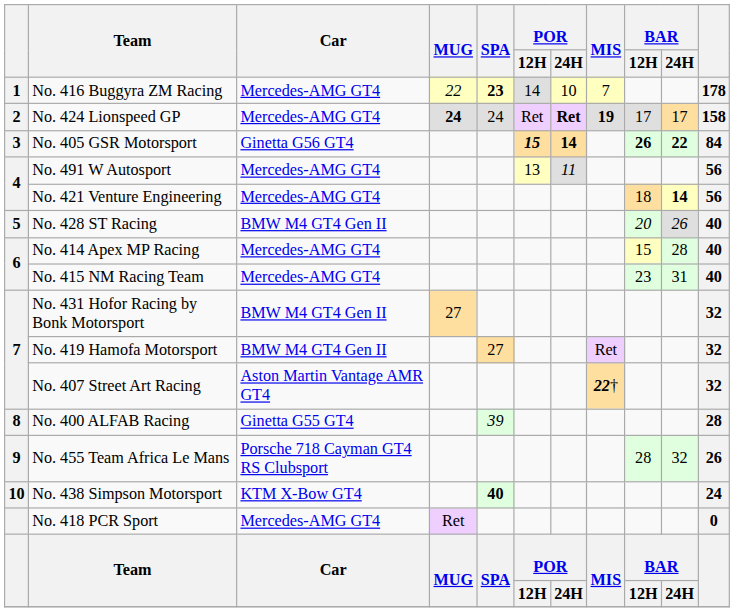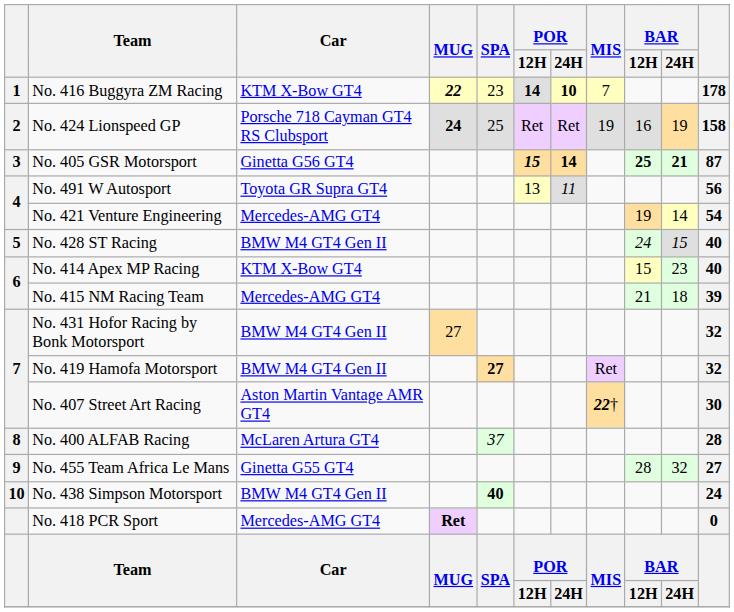(310, 89) Mercedes-AMG GT4 -> (301, 89) KTM X-Bow GT4
(453, 89) normal -> (453, 89) bold
(495, 89) bold -> (495, 89) normal
(532, 89) normal -> (532, 89) bold
(569, 89) normal -> (569, 89) bold
(310, 116) Mercedes-AMG GT4 -> (326, 126) Porsche 718 Cayman GT4 RS Clubsport
(495, 116) 24 -> (495, 126) 25
(569, 116) bold -> (569, 126) normal
(606, 116) bold -> (606, 126) normal
(643, 116) 17 -> (643, 126) 16
(680, 116) 17 -> (680, 126) 19
(643, 143) 26 -> (643, 162) 25
(680, 143) 22 -> (680, 162) 21
(714, 143) 84 -> (714, 162) 87
(310, 169) Mercedes-AMG GT4 -> (314, 189) Toyota GR Supra GT4
(643, 196) 18 -> (643, 215) 19
(680, 196) bold -> (680, 215) normal
(714, 196) 56 -> (714, 215) 54
(643, 223) 20 -> (643, 242) 24
(680, 223) 26 -> (680, 242) 15
(310, 250) Mercedes-AMG GT4 -> (301, 269) KTM X-Bow GT4
(680, 250) 28 -> (680, 269) 23
(643, 276) 23 -> (643, 295) 21
(680, 276) 31 -> (680, 295) 18
(714, 276) 40 -> (714, 295) 39
(495, 349) normal -> (495, 368) bold
(714, 385) 32 -> (714, 404) 30
(297, 421) Ginetta G55 GT4 -> (310, 440) McLaren Artura GT4
(495, 421) 39 -> (495, 440) 37
(326, 457) Porsche 718 Cayman GT4 RS Clubsport -> (297, 467) Ginetta G55 GT4
(714, 457) 26 -> (714, 467) 27
(301, 494) KTM X-Bow GT4 -> (314, 494) BMW M4 GT4 Gen II
(453, 520) normal -> (453, 520) bold
